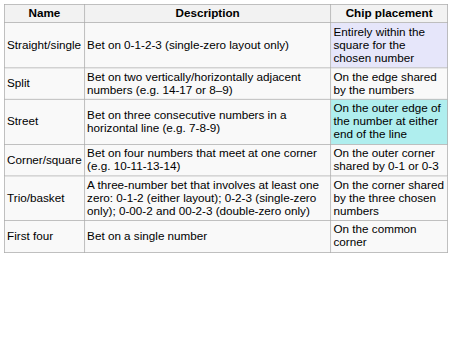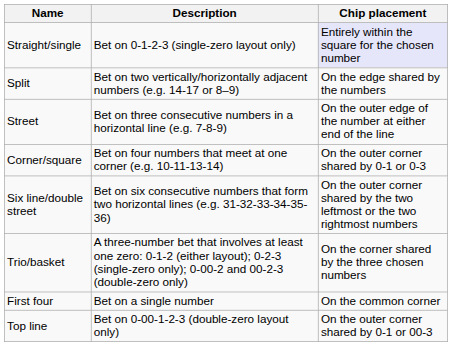(387, 121) paleturquoise background -> (374, 121) no background
+ row: (45, 204)
+ row: (27, 326)
